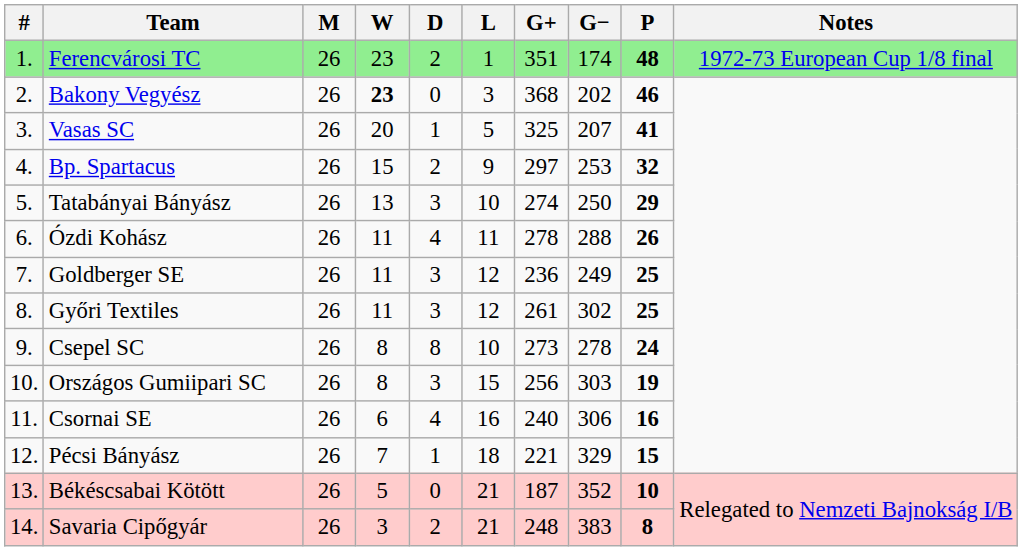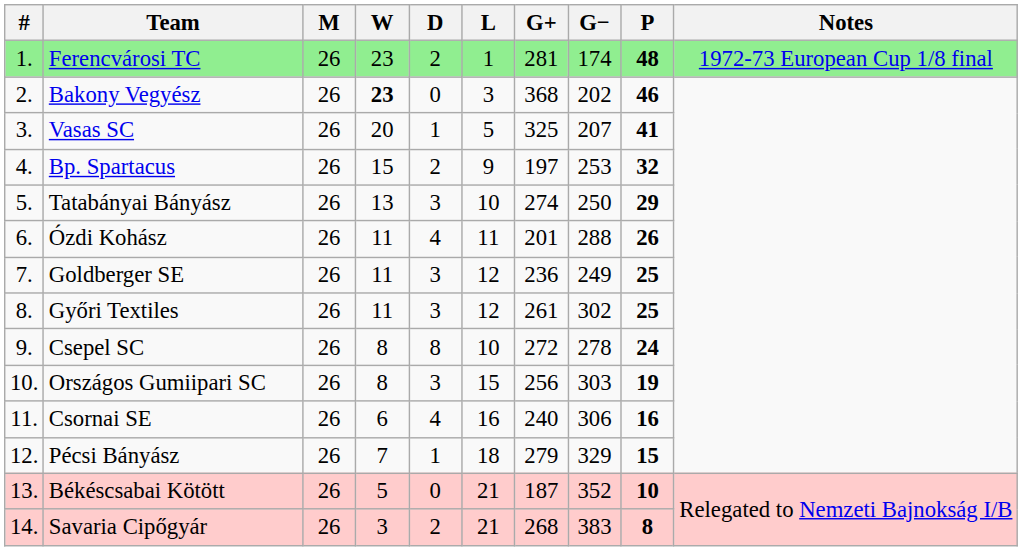(541, 58) 351 -> (541, 58) 281
(541, 166) 297 -> (541, 166) 197
(541, 238) 278 -> (541, 238) 201
(541, 346) 273 -> (541, 346) 272
(541, 454) 221 -> (541, 454) 279
(541, 526) 248 -> (541, 526) 268
